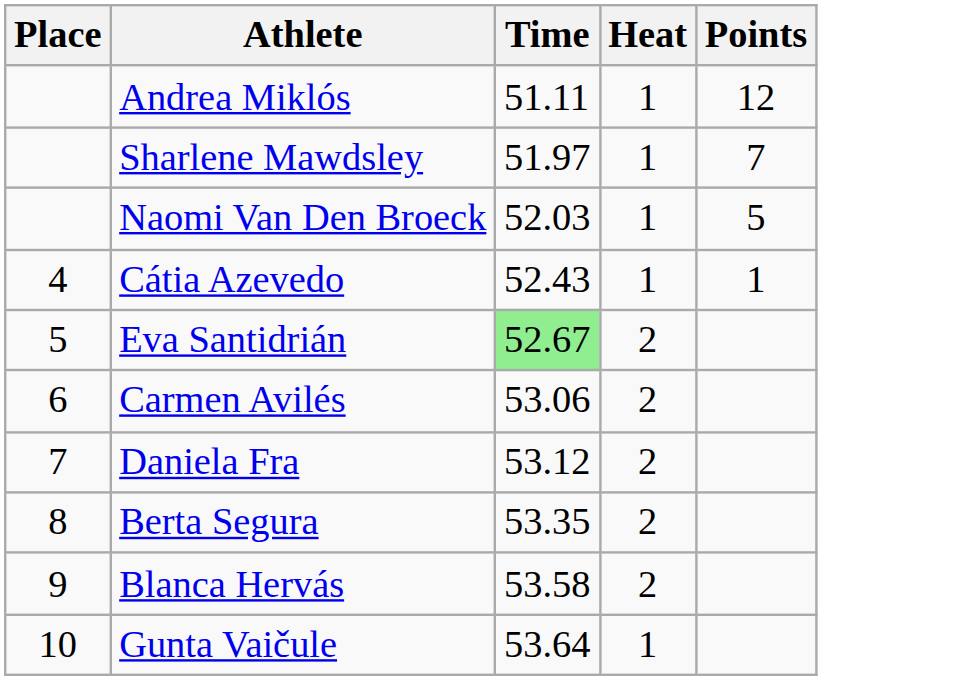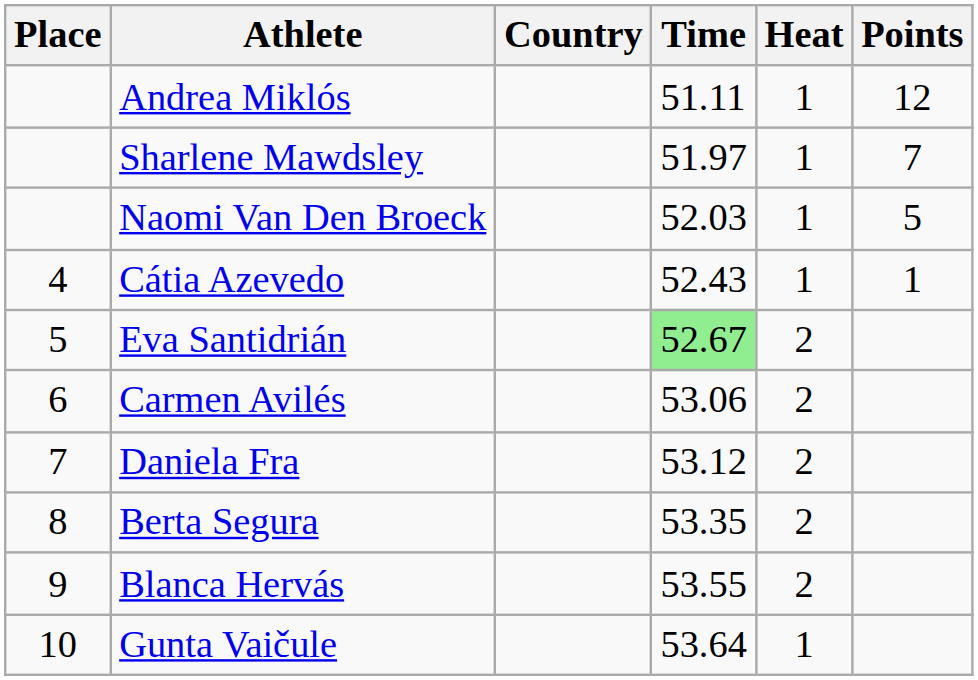+ column: (573, 34)
(547, 583) 53.58 -> (704, 583) 53.55
